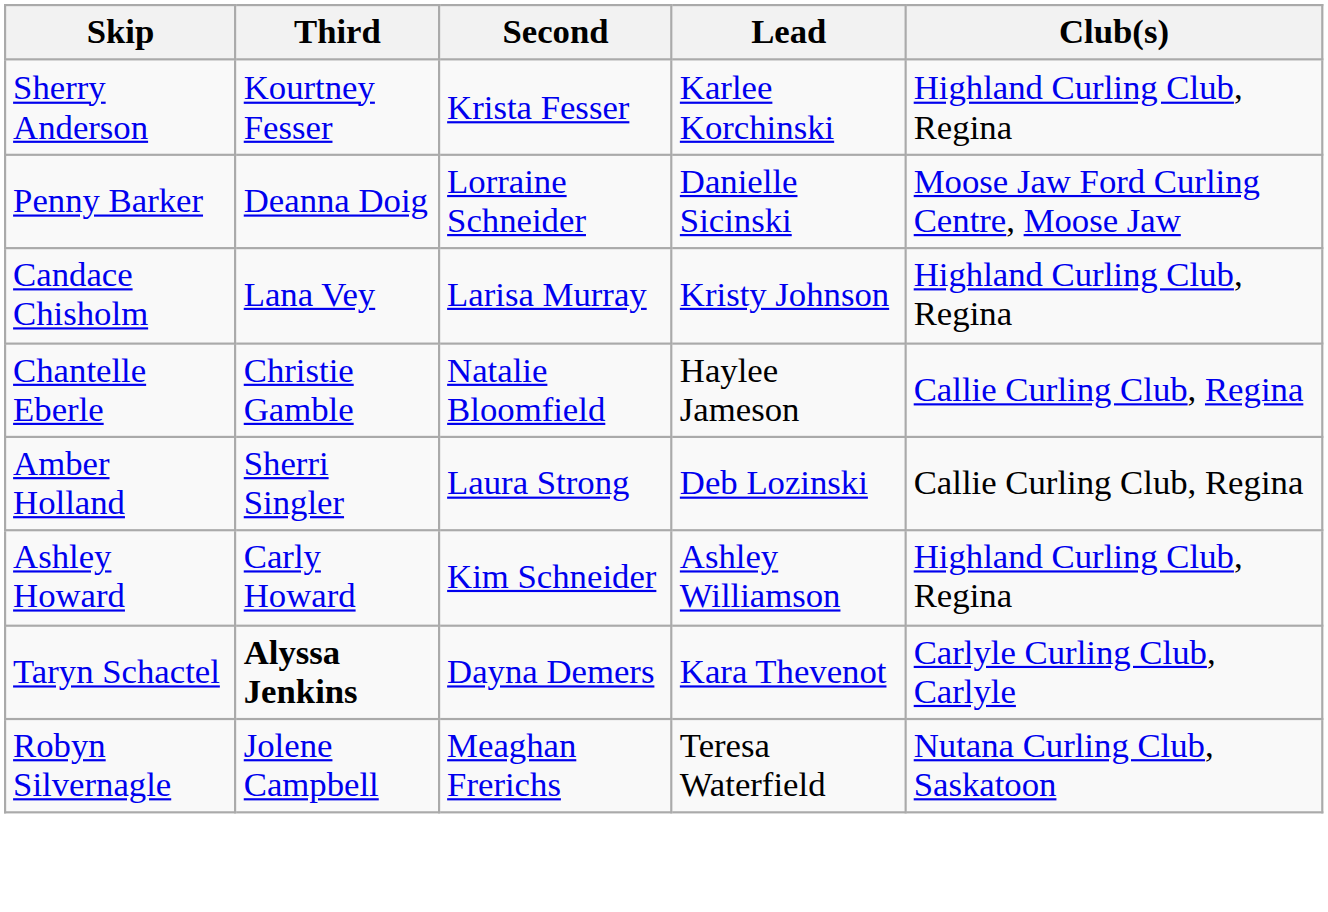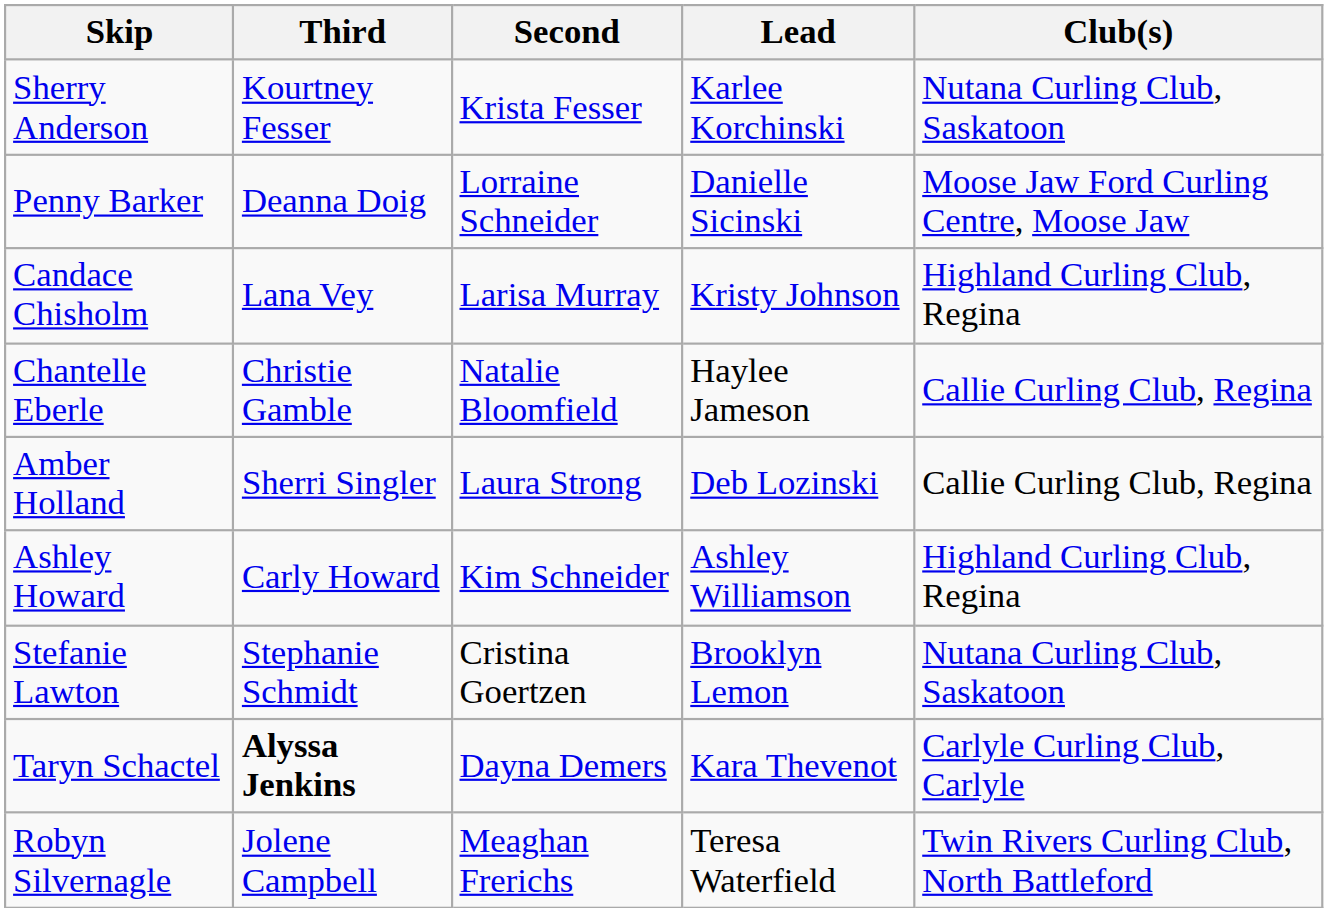(1078, 106) Highland Curling Club, Regina -> (1072, 106) Nutana Curling Club, Saskatoon
+ row: (70, 671)
(1064, 765) Nutana Curling Club, Saskatoon -> (1107, 859) Twin Rivers Curling Club, North Battleford
